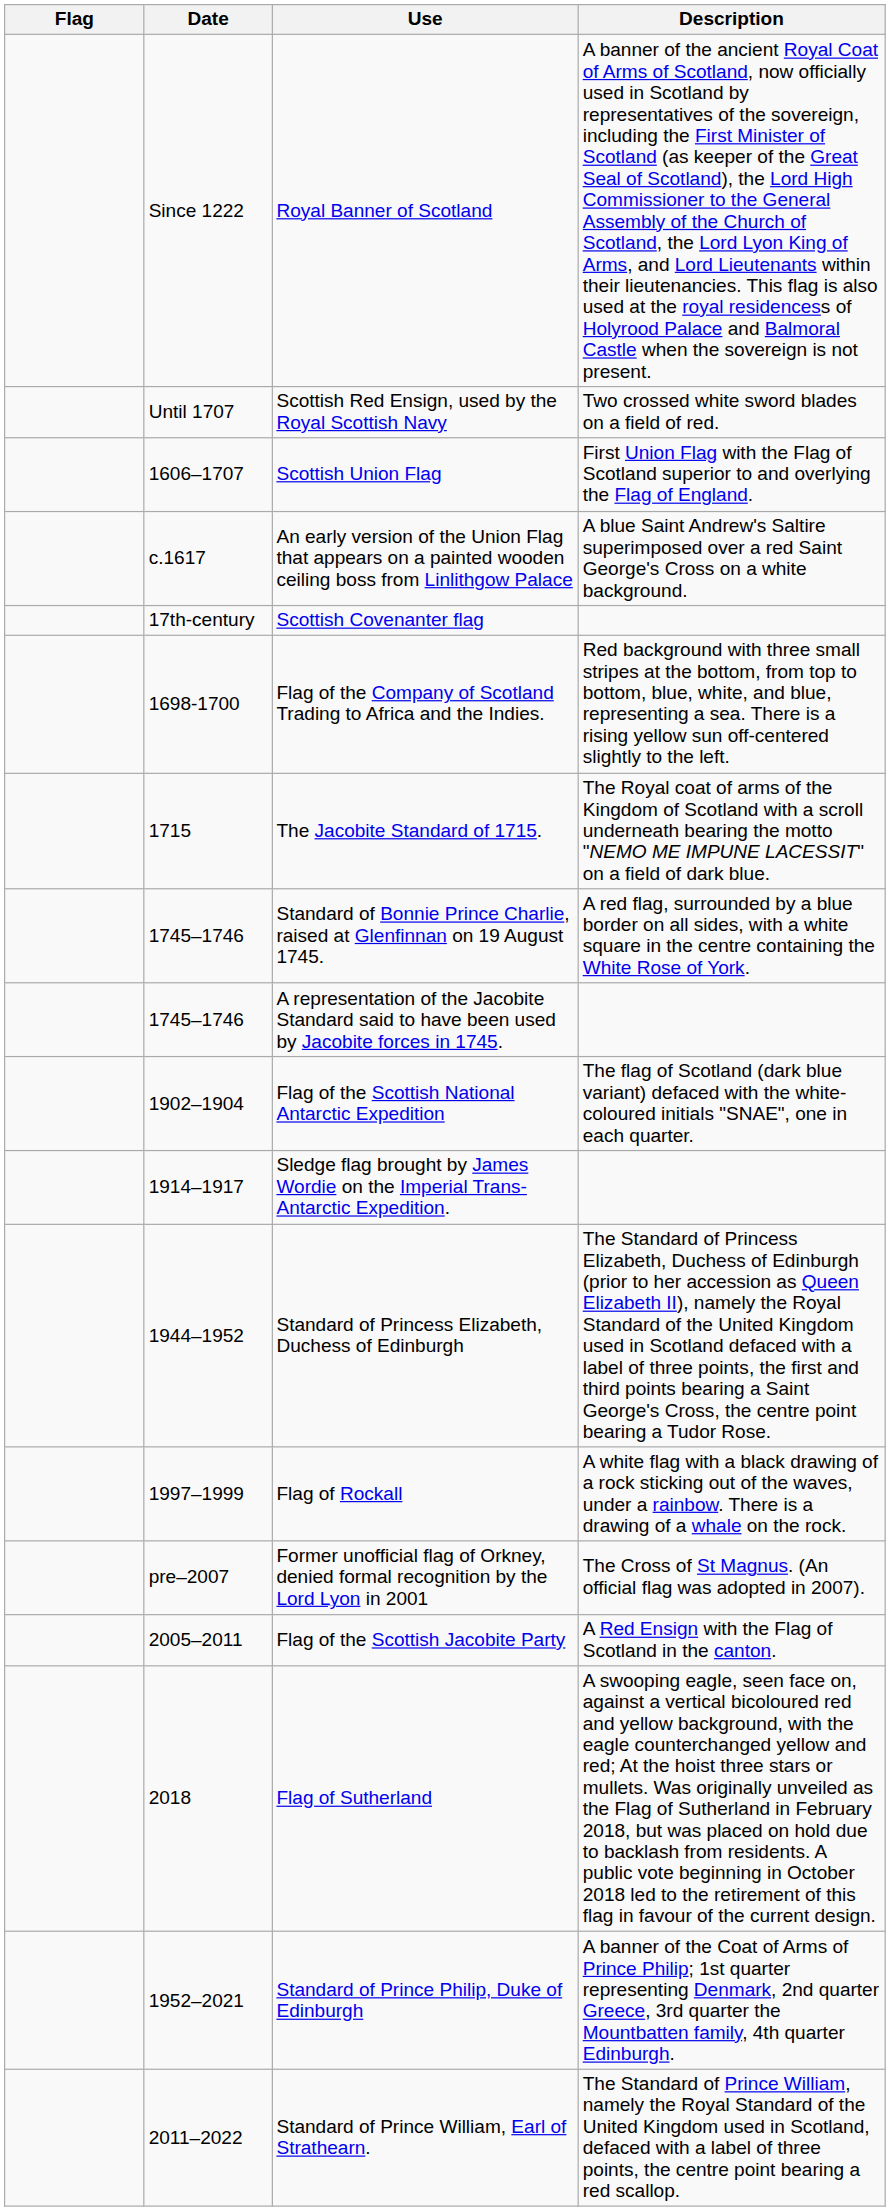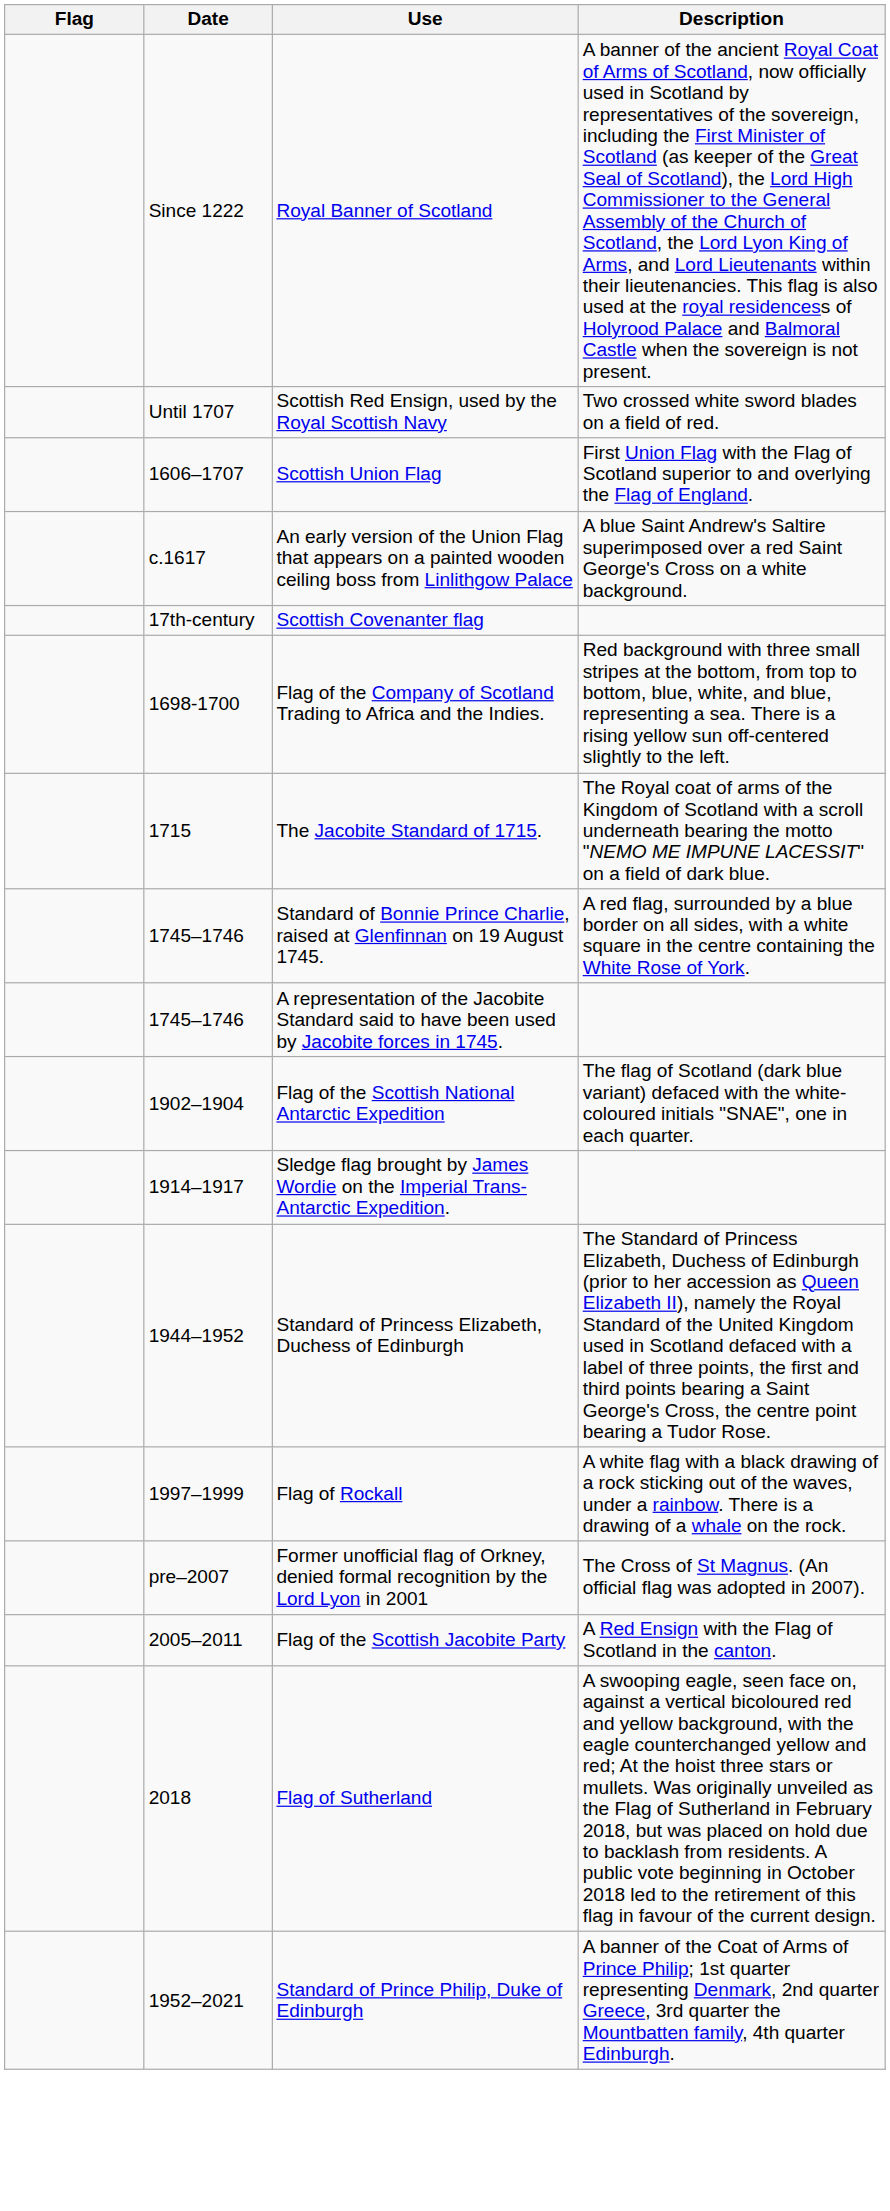- row: (421, 2137)
